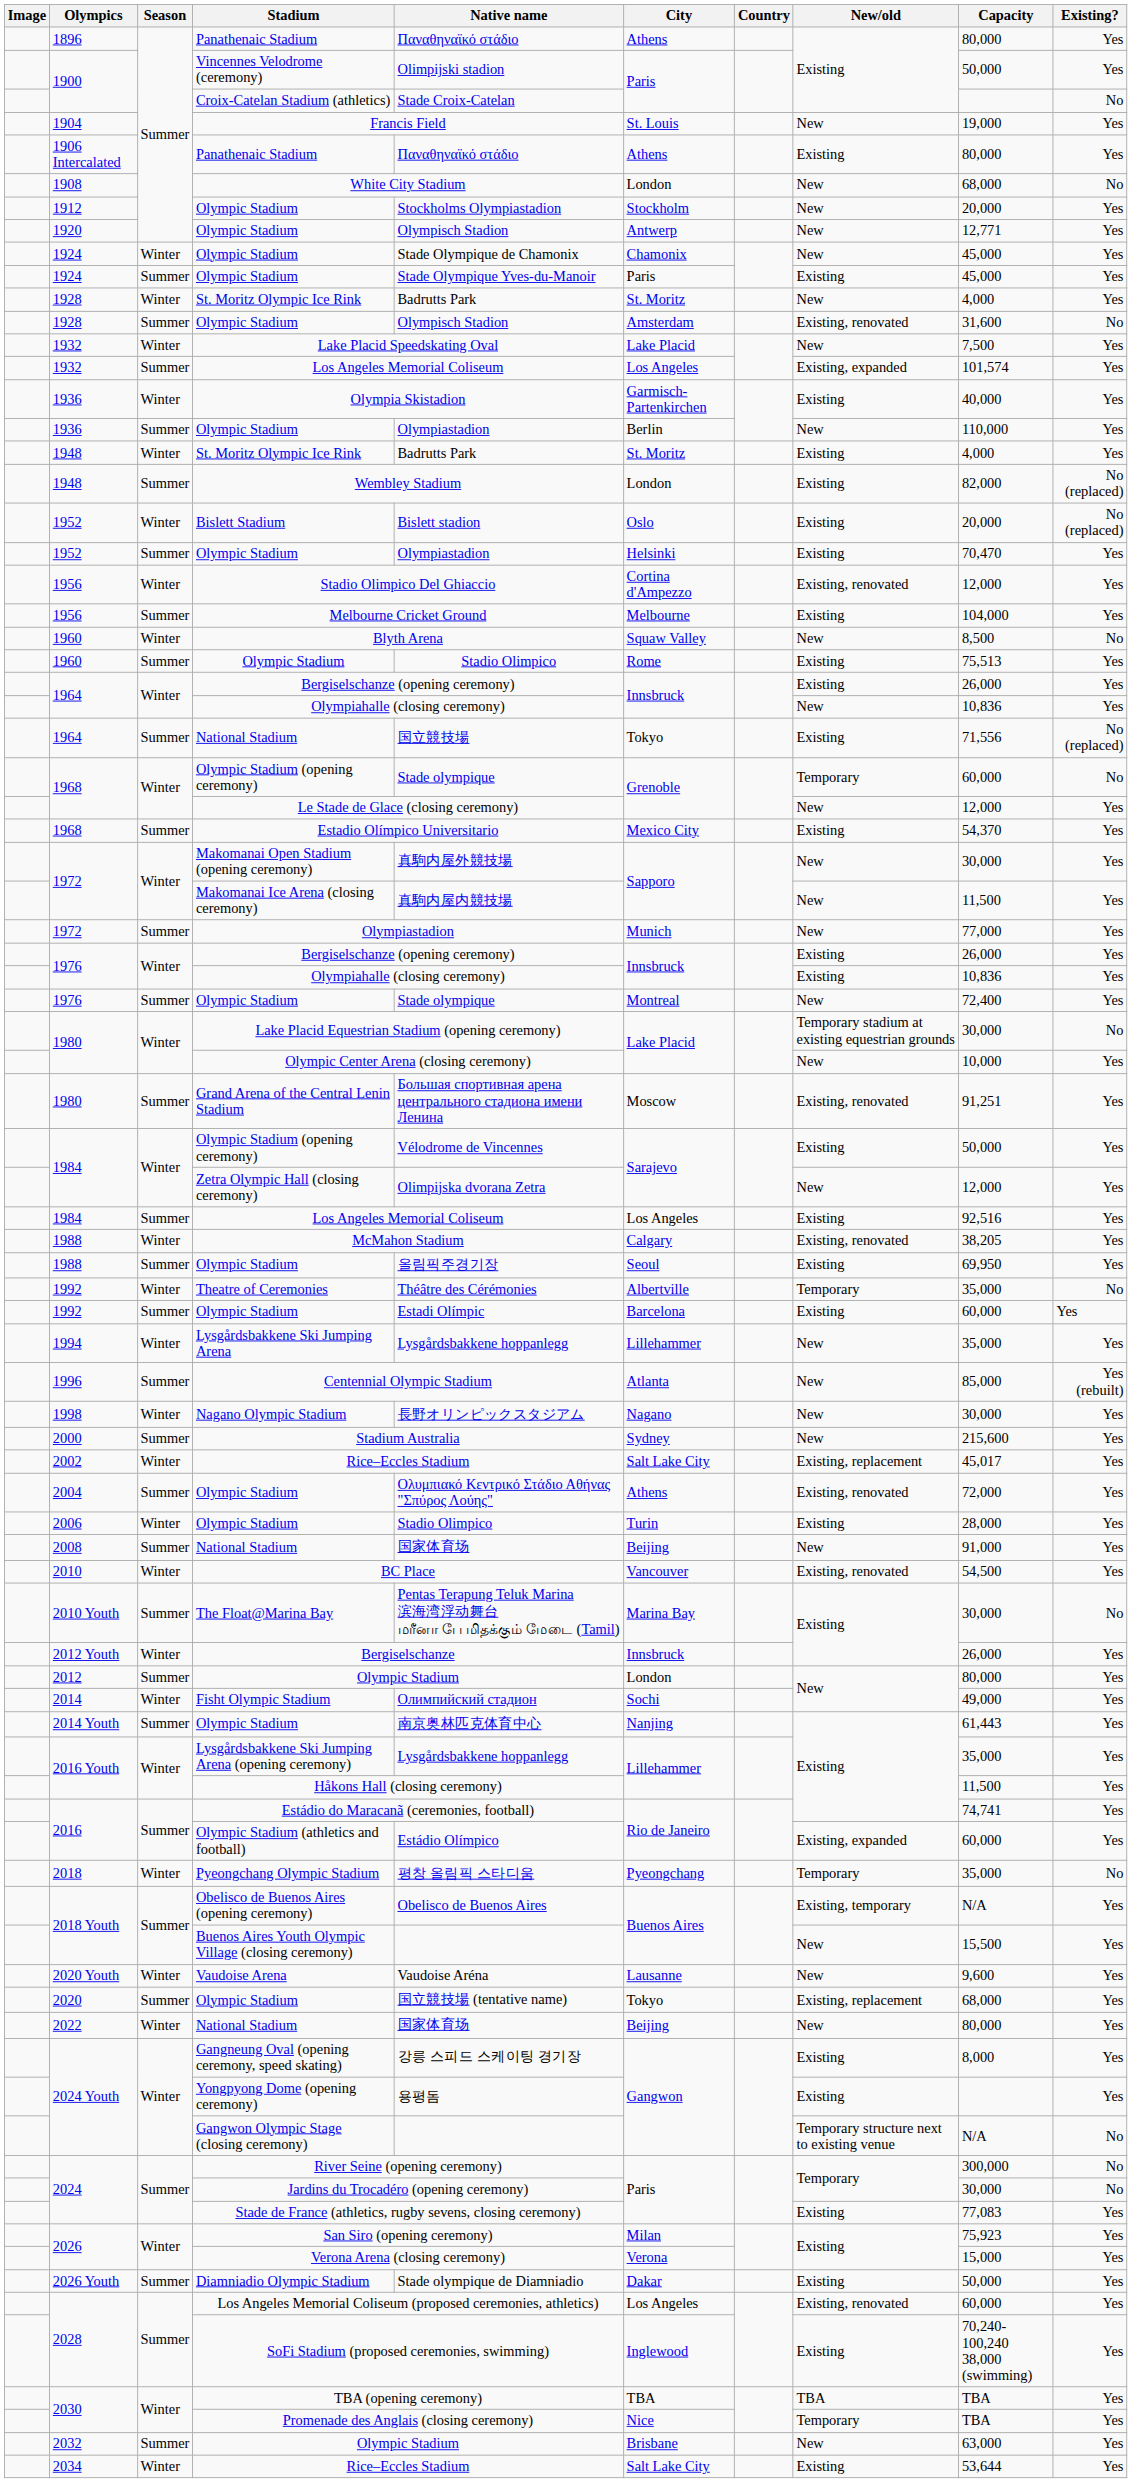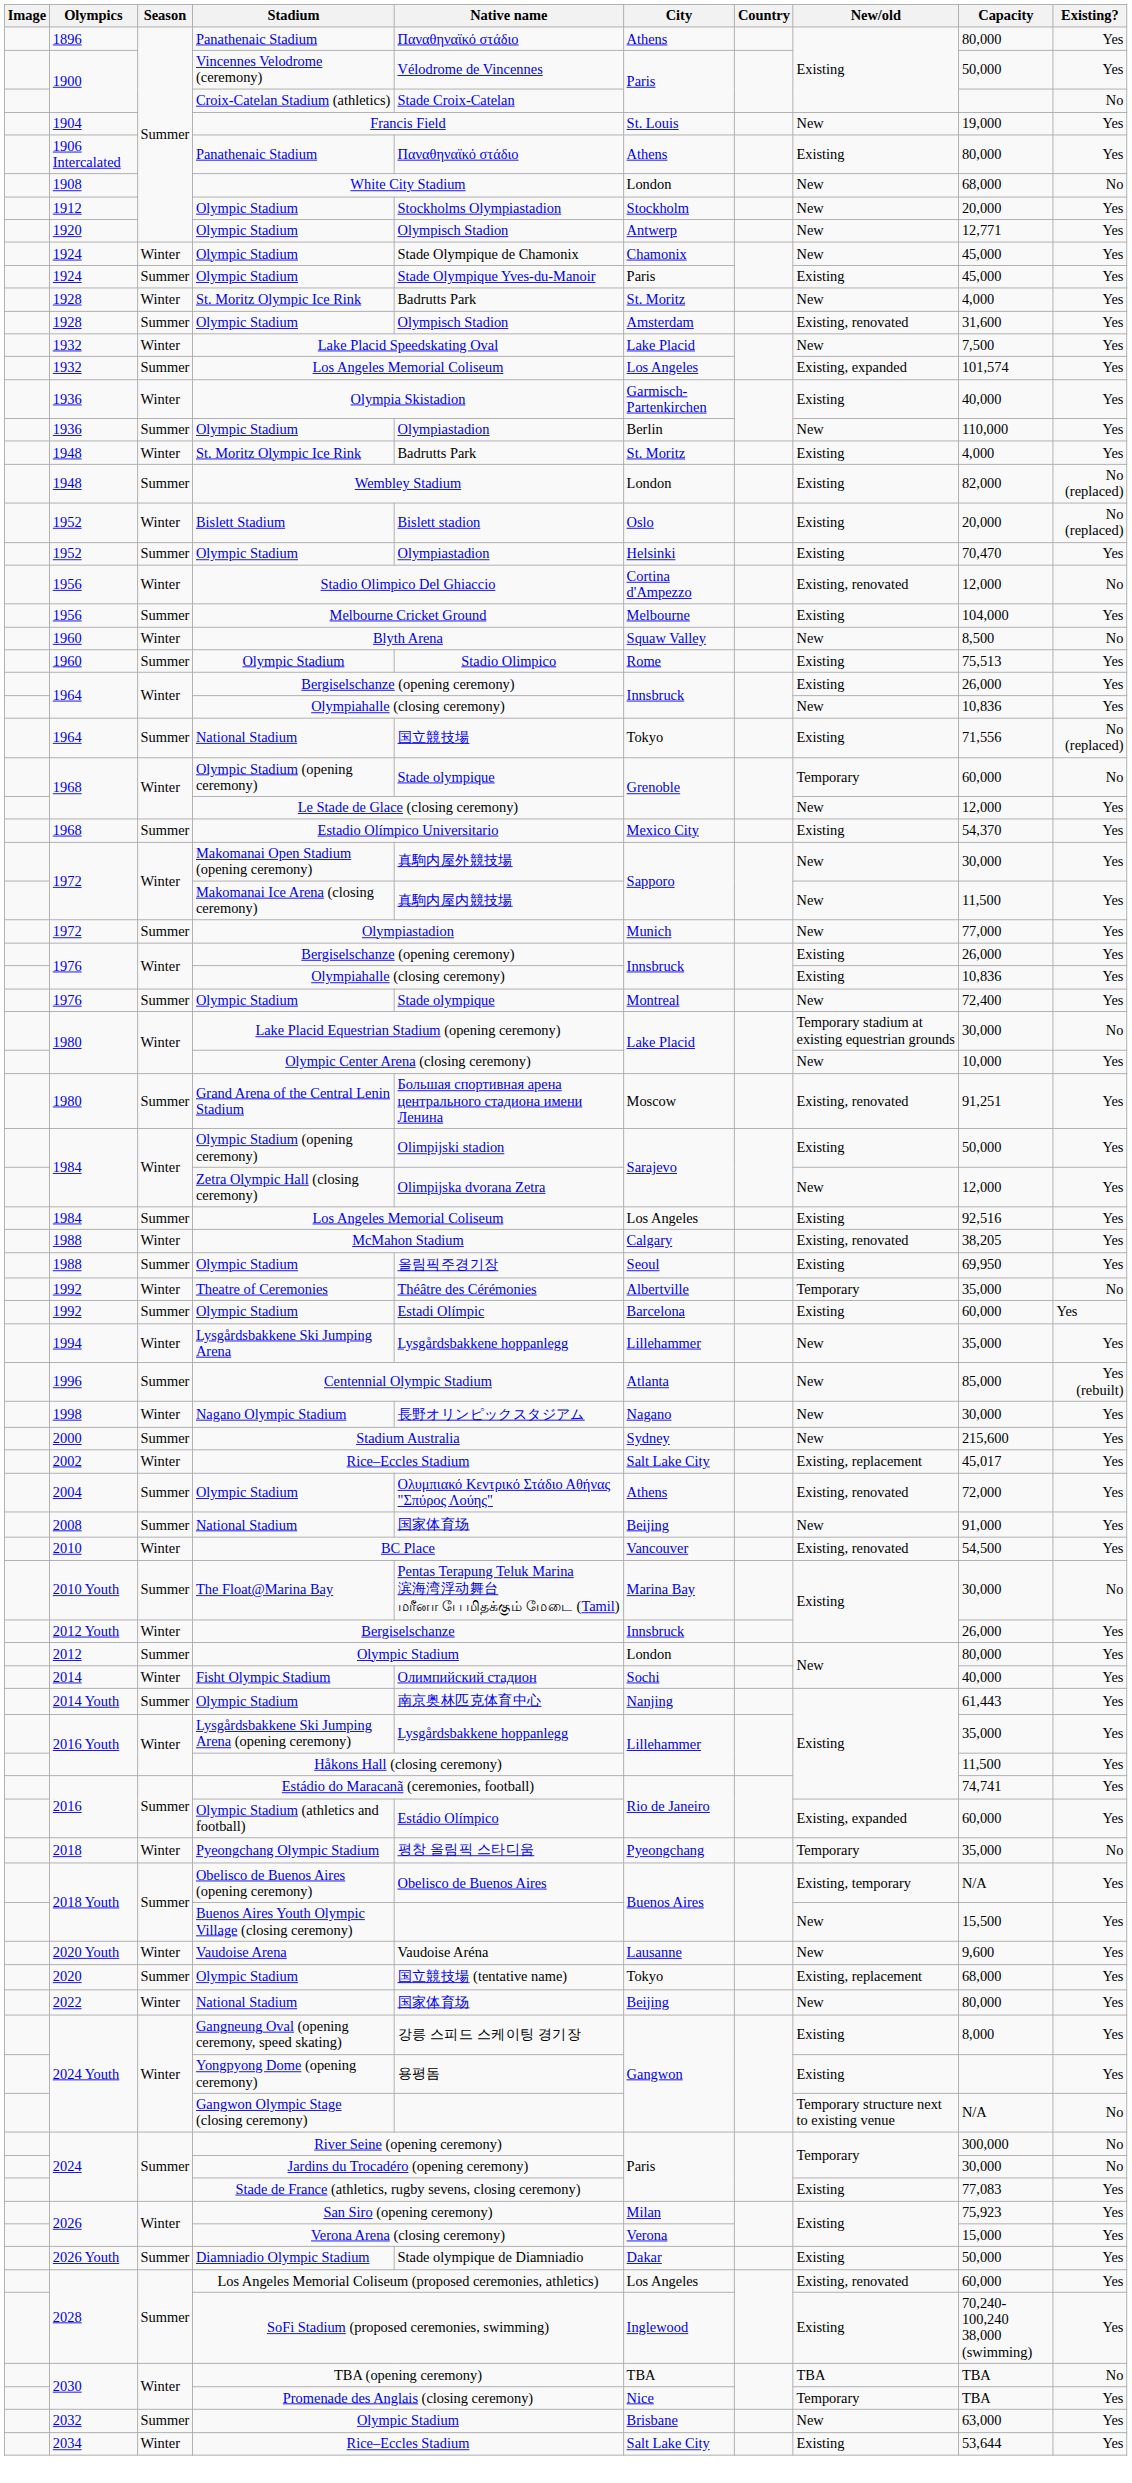(451, 69) Olimpijski stadion -> (470, 69) Vélodrome de Vincennes
(1115, 322) No -> (1113, 322) Yes
(1113, 584) Yes -> (1115, 584) No
(470, 1148) Vélodrome de Vincennes -> (451, 1148) Olimpijski stadion
- row: (67, 1523)
(982, 1699) 49,000 -> (982, 1677) 40,000
(1113, 2397) Yes -> (1115, 2375) No
